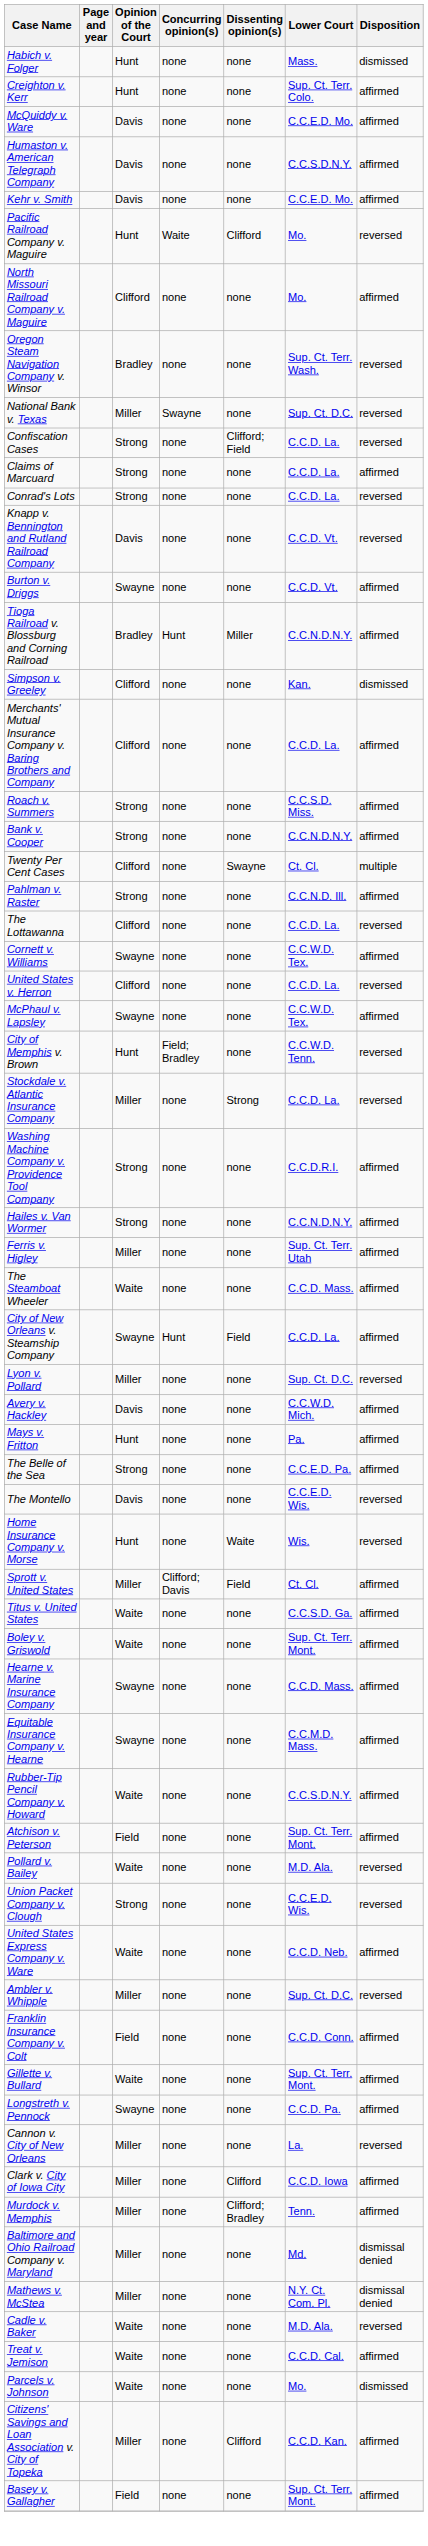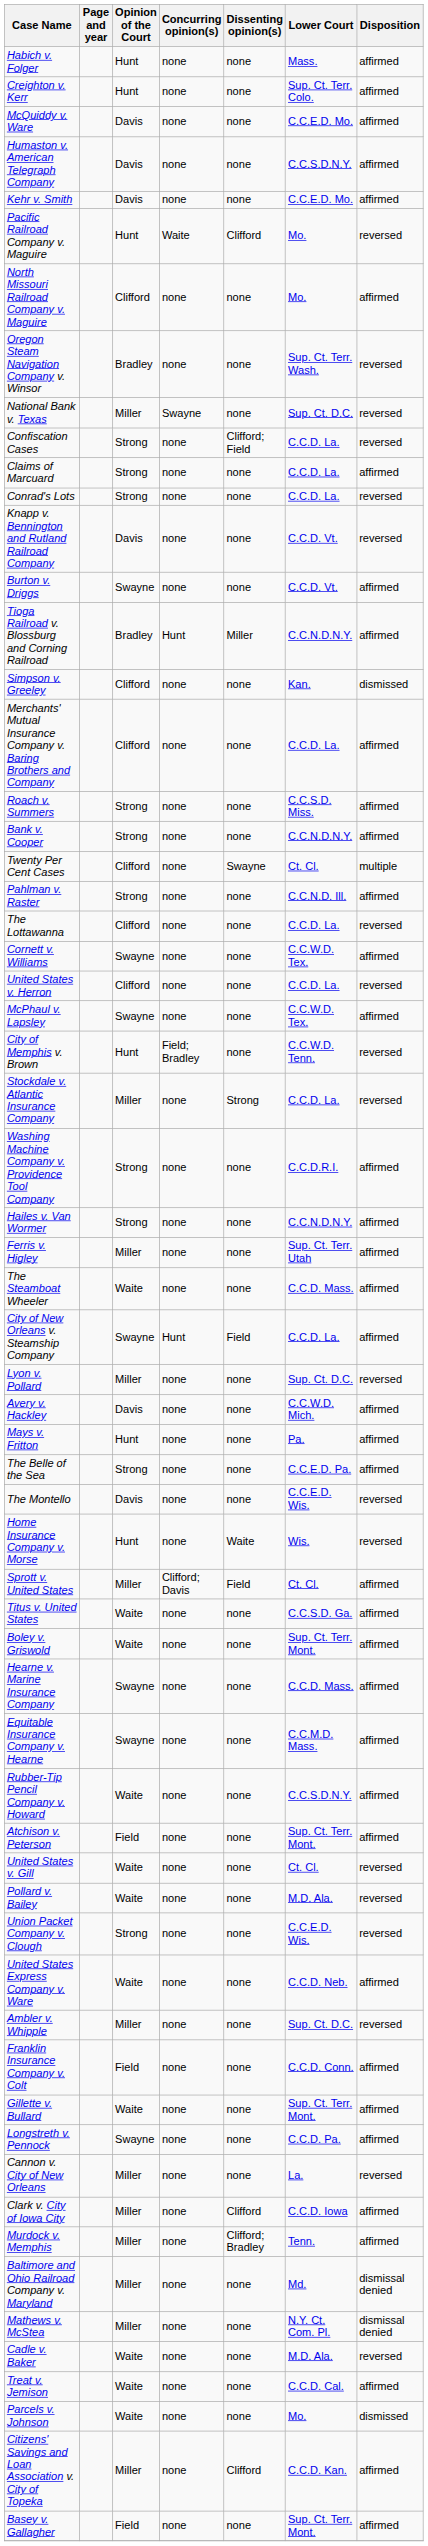(384, 61) dismissed -> (379, 61) affirmed
+ row: (40, 1868)
